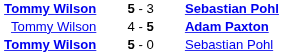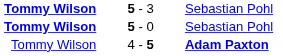(232, 9) bold -> (229, 9) normal
rows swapped: (141, 45) <-> (141, 27)
